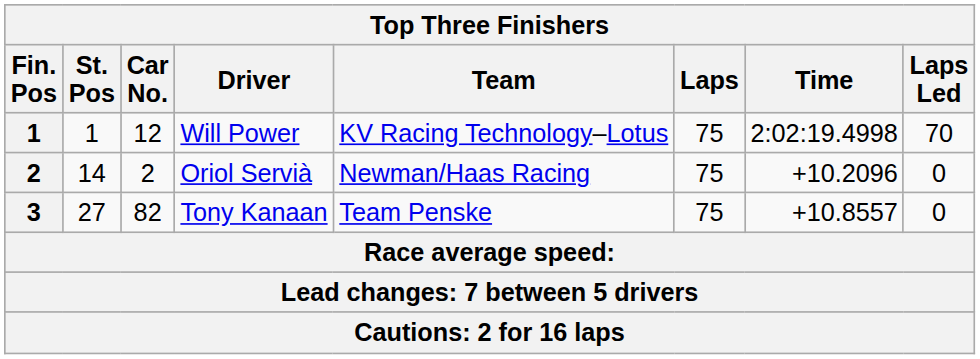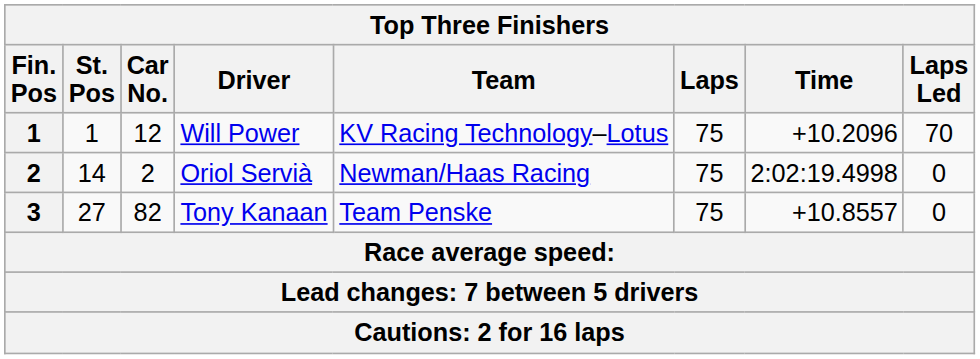(824, 133) 2:02:19.4998 -> (845, 133) +10.2096
(845, 173) +10.2096 -> (824, 173) 2:02:19.4998
